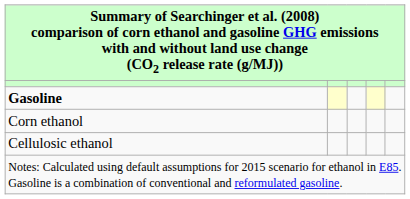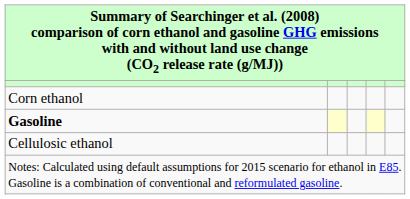rows swapped: (35, 98) <-> (46, 120)
